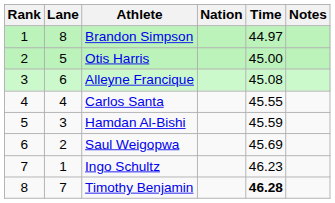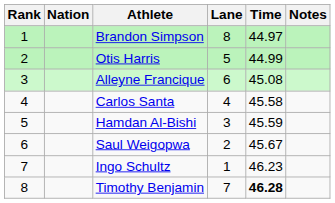columns swapped: (63, 15) <-> (221, 15)
(266, 58) 45.00 -> (266, 58) 44.99
(266, 101) 45.55 -> (266, 101) 45.58
(266, 144) 45.69 -> (266, 144) 45.67
